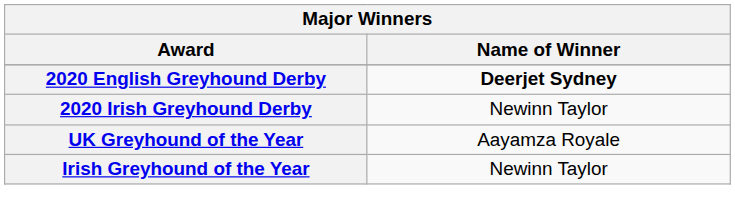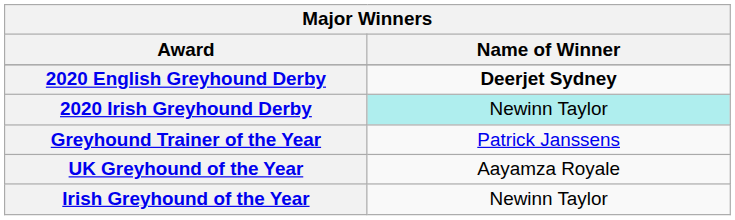(549, 109) no background -> (549, 109) paleturquoise background
+ row: (186, 139)
